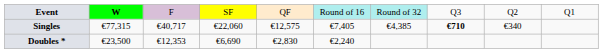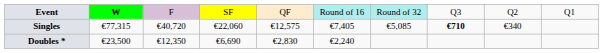(171, 26) €40,717 -> (171, 26) €40,720
(399, 26) €4,385 -> (399, 26) €5,085
(171, 41) €12,353 -> (171, 41) €12,350
